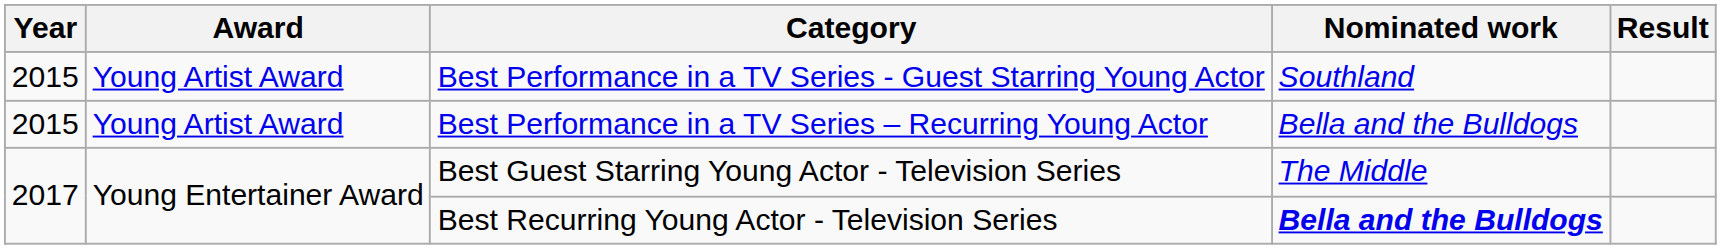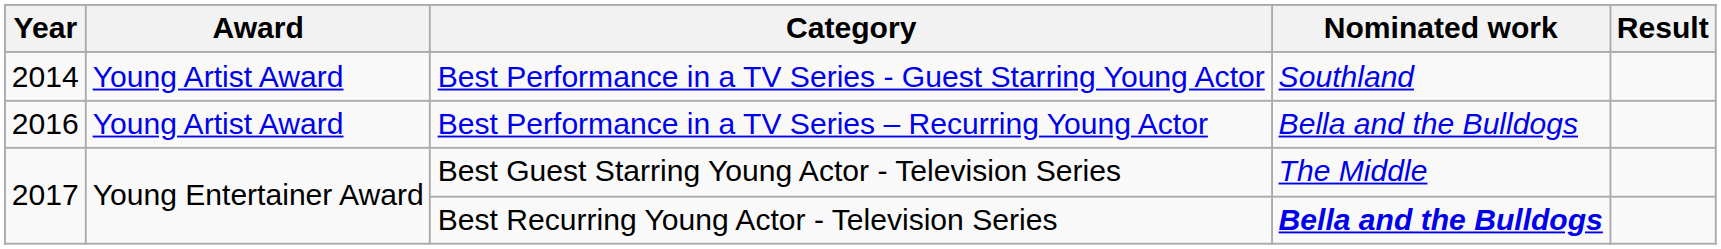(45, 76) 2015 -> (45, 76) 2014
(45, 123) 2015 -> (45, 123) 2016
